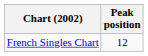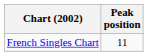(122, 42) 12 -> (122, 42) 11
